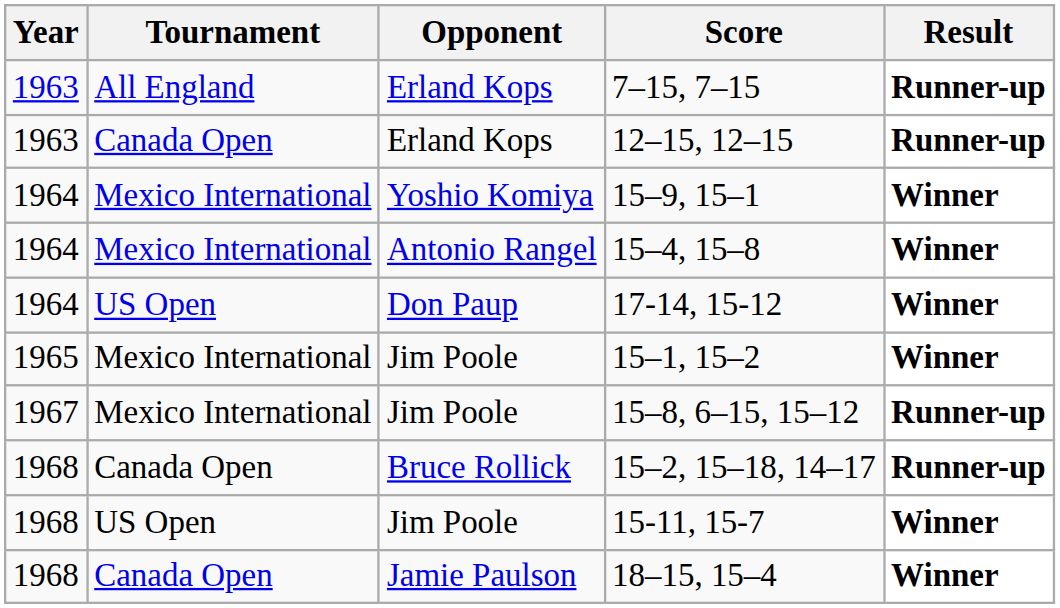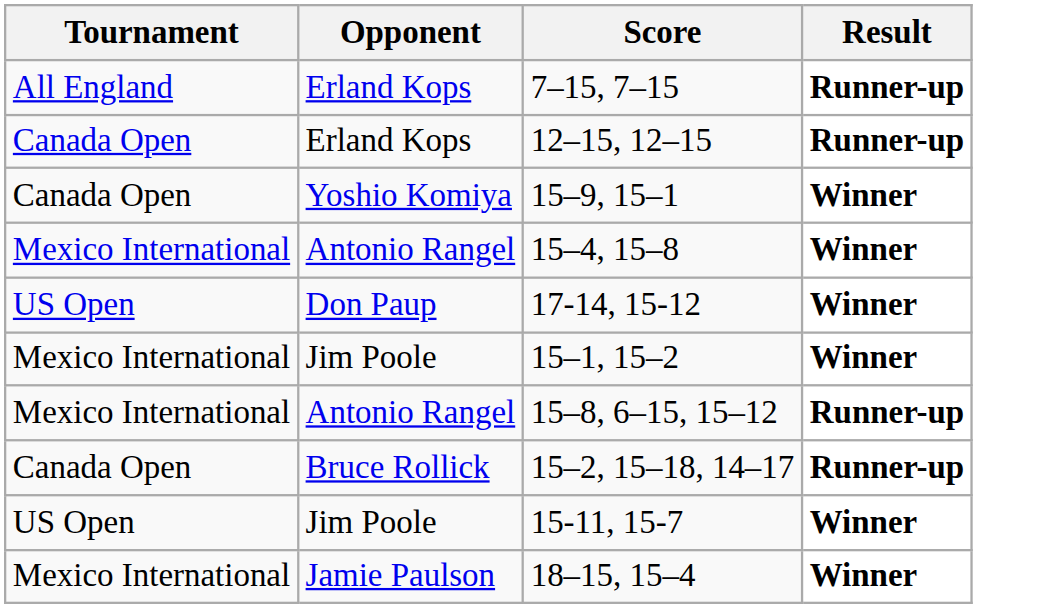- column: (46, 32)
(233, 195) Mexico International -> (102, 195) Canada Open
(452, 412) Jim Poole -> (410, 412) Antonio Rangel
(183, 575) Canada Open -> (152, 575) Mexico International
